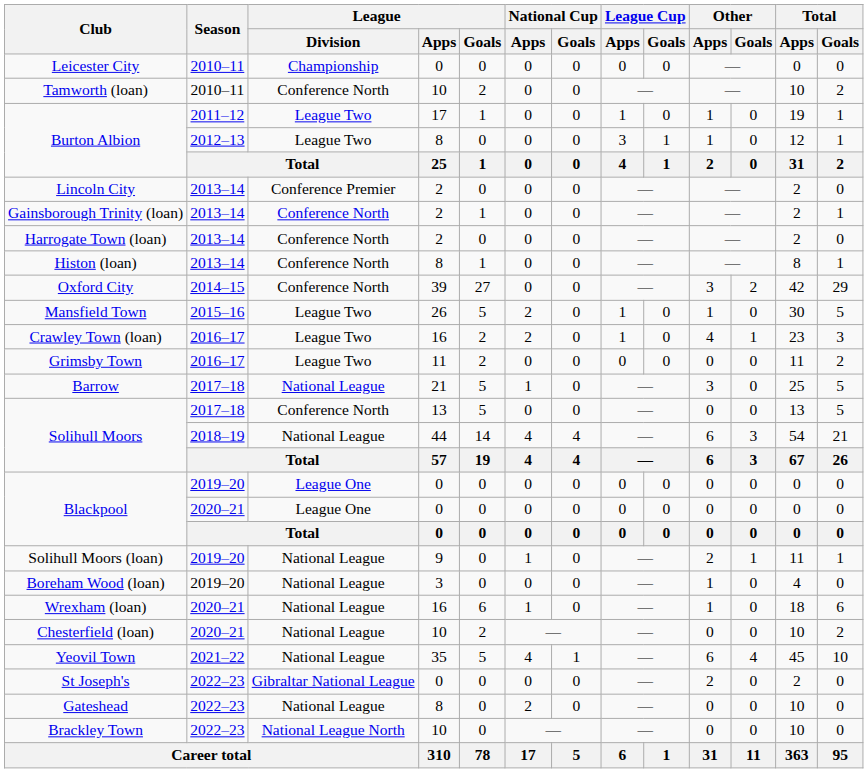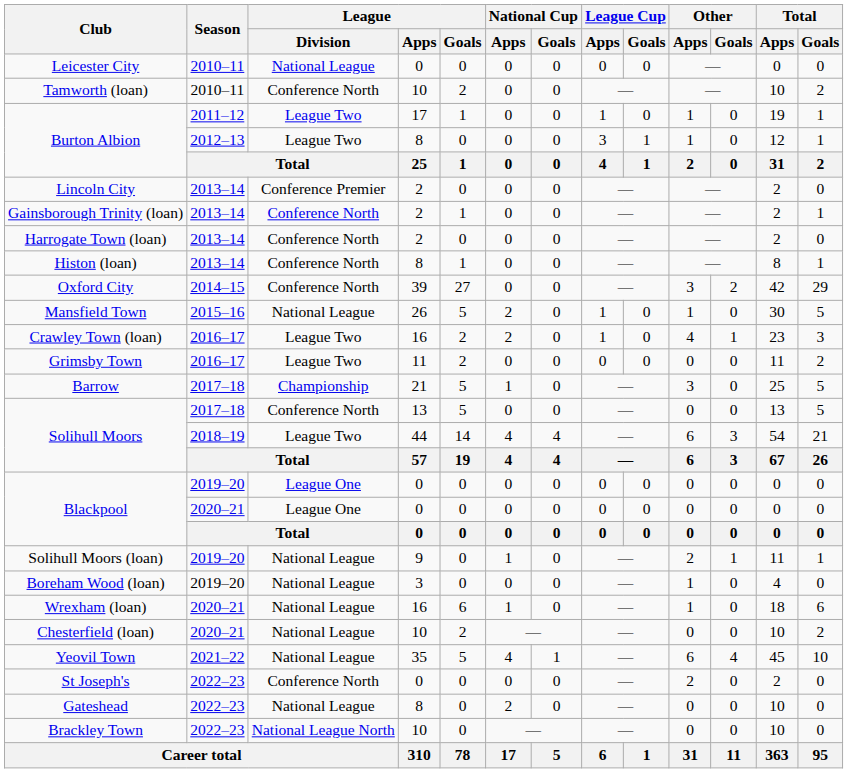(333, 66) Championship -> (323, 66) National League
(333, 312) League Two -> (323, 312) National League
(333, 386) National League -> (323, 386) Championship
(333, 435) National League -> (323, 435) League Two
(333, 681) Gibraltar National League -> (323, 681) Conference North
